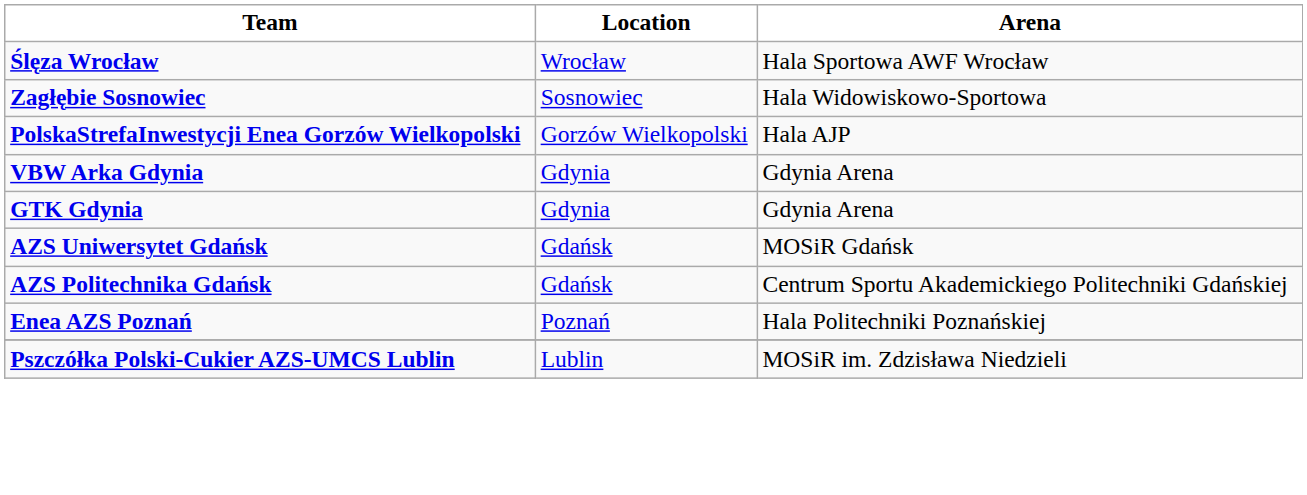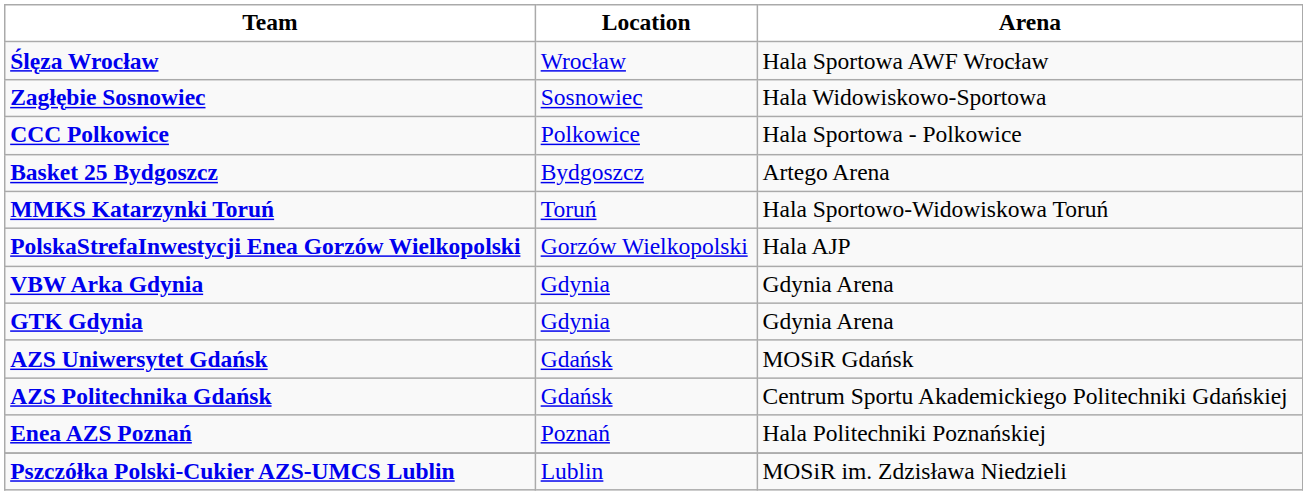+ row: (90, 135)
+ row: (114, 172)
+ row: (142, 209)
